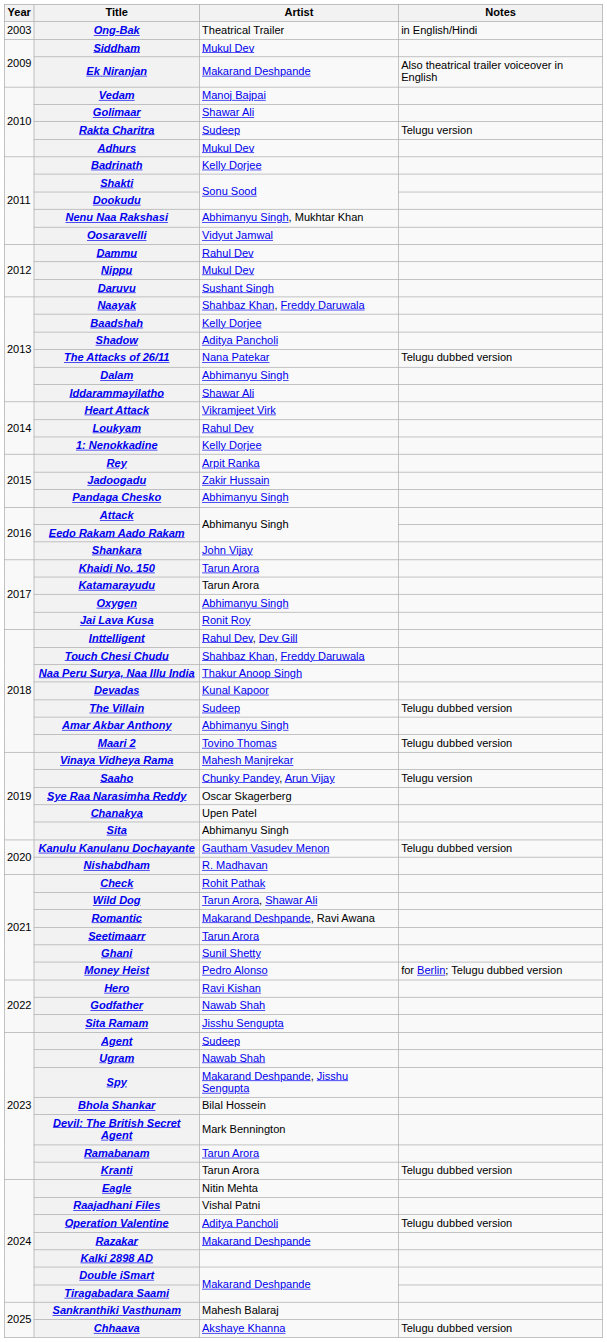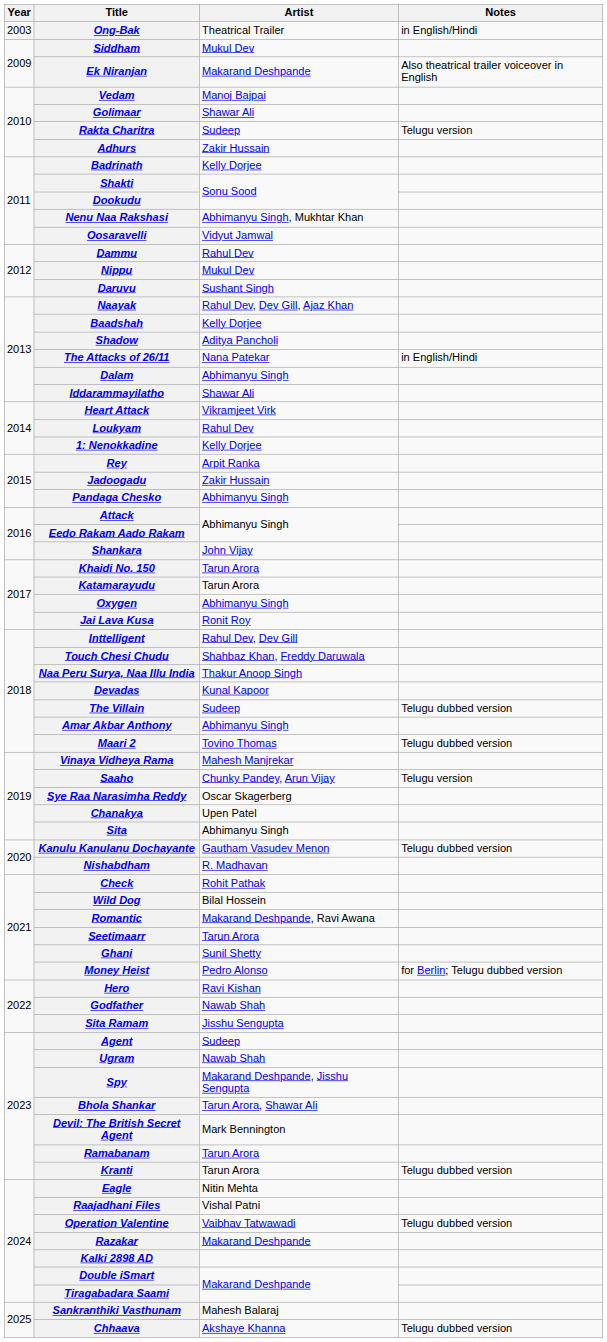(228, 148) Mukul Dev -> (236, 148) Zakir Hussain
(283, 305) Shahbaz Khan, Freddy Daruwala -> (278, 305) Rahul Dev, Dev Gill, Ajaz Khan
(457, 358) Telugu dubbed version -> (439, 358) in English/Hindi
(260, 901) Tarun Arora, Shawar Ali -> (234, 901) Bilal Hossein
(234, 1106) Bilal Hossein -> (260, 1106) Tarun Arora, Shawar Ali
(240, 1223) Aditya Pancholi -> (249, 1223) Vaibhav Tatwawadi
